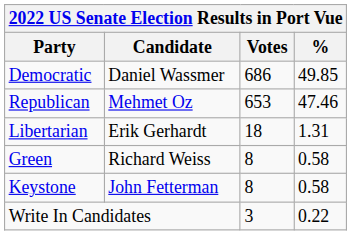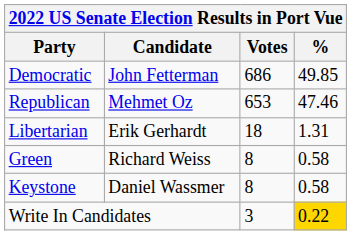(166, 74) Daniel Wassmer -> (163, 74) John Fetterman
(163, 187) John Fetterman -> (166, 187) Daniel Wassmer
(314, 215) no background -> (314, 215) gold background
